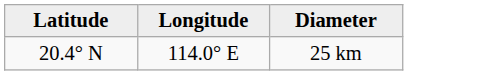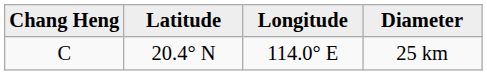+ column: (64, 20)
